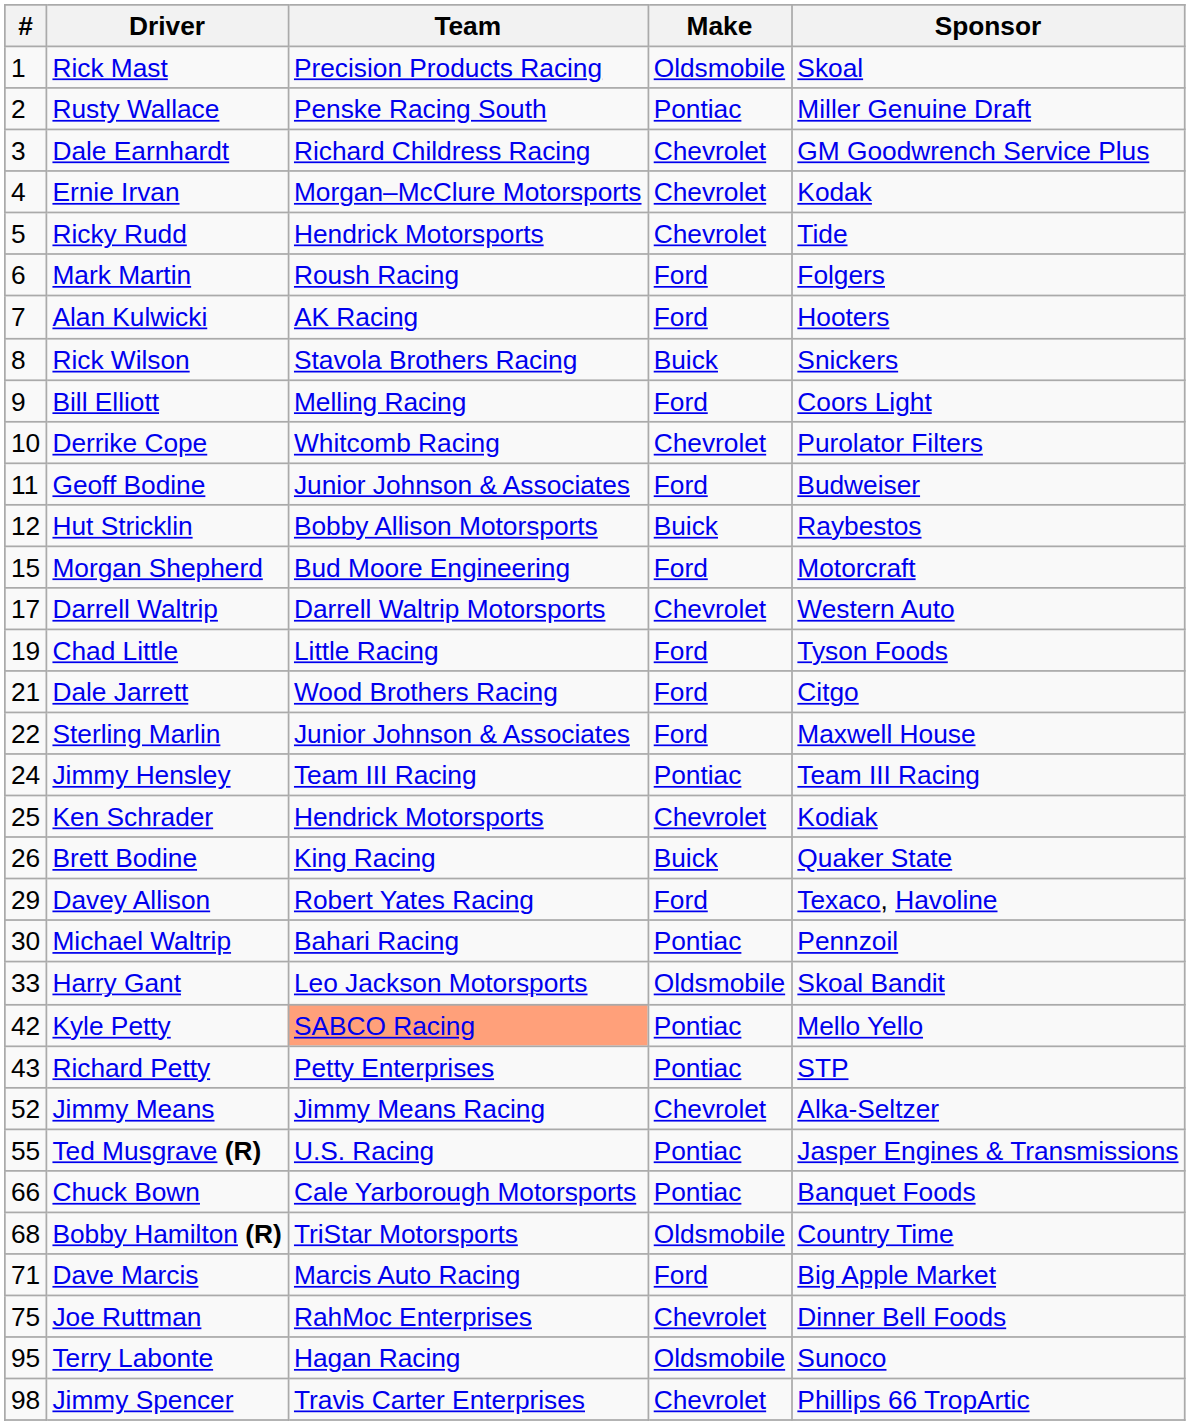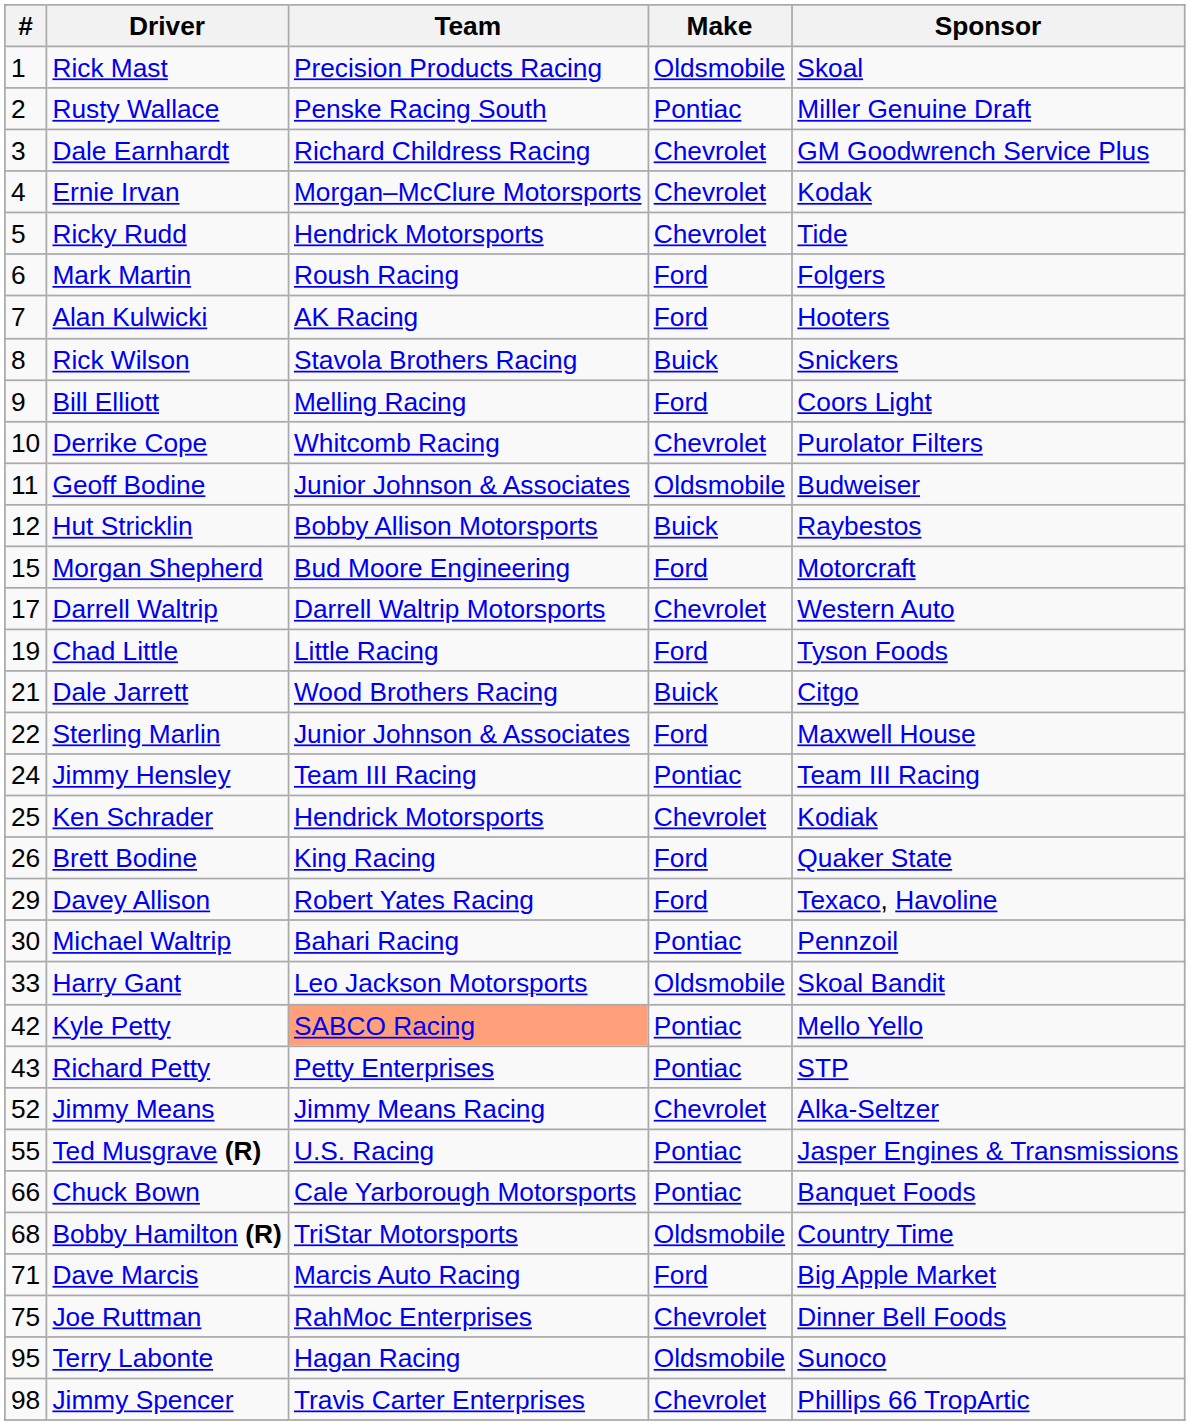(681, 484) Ford -> (719, 484) Oldsmobile
(681, 692) Ford -> (686, 692) Buick
(686, 858) Buick -> (681, 858) Ford
